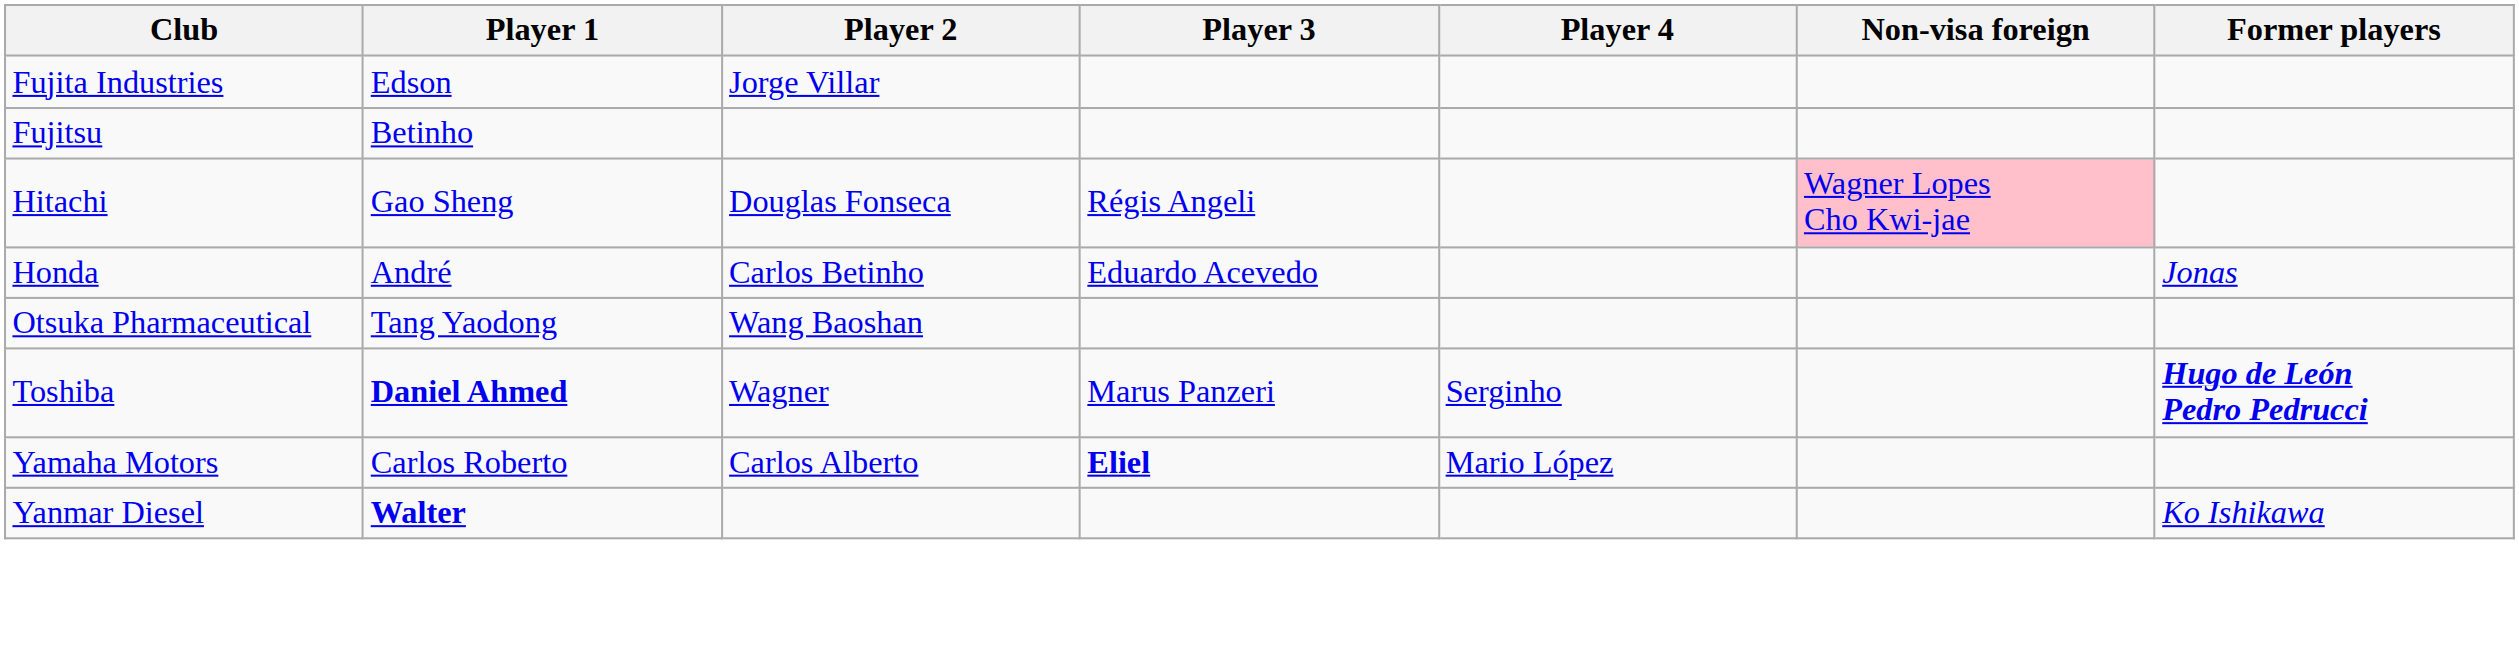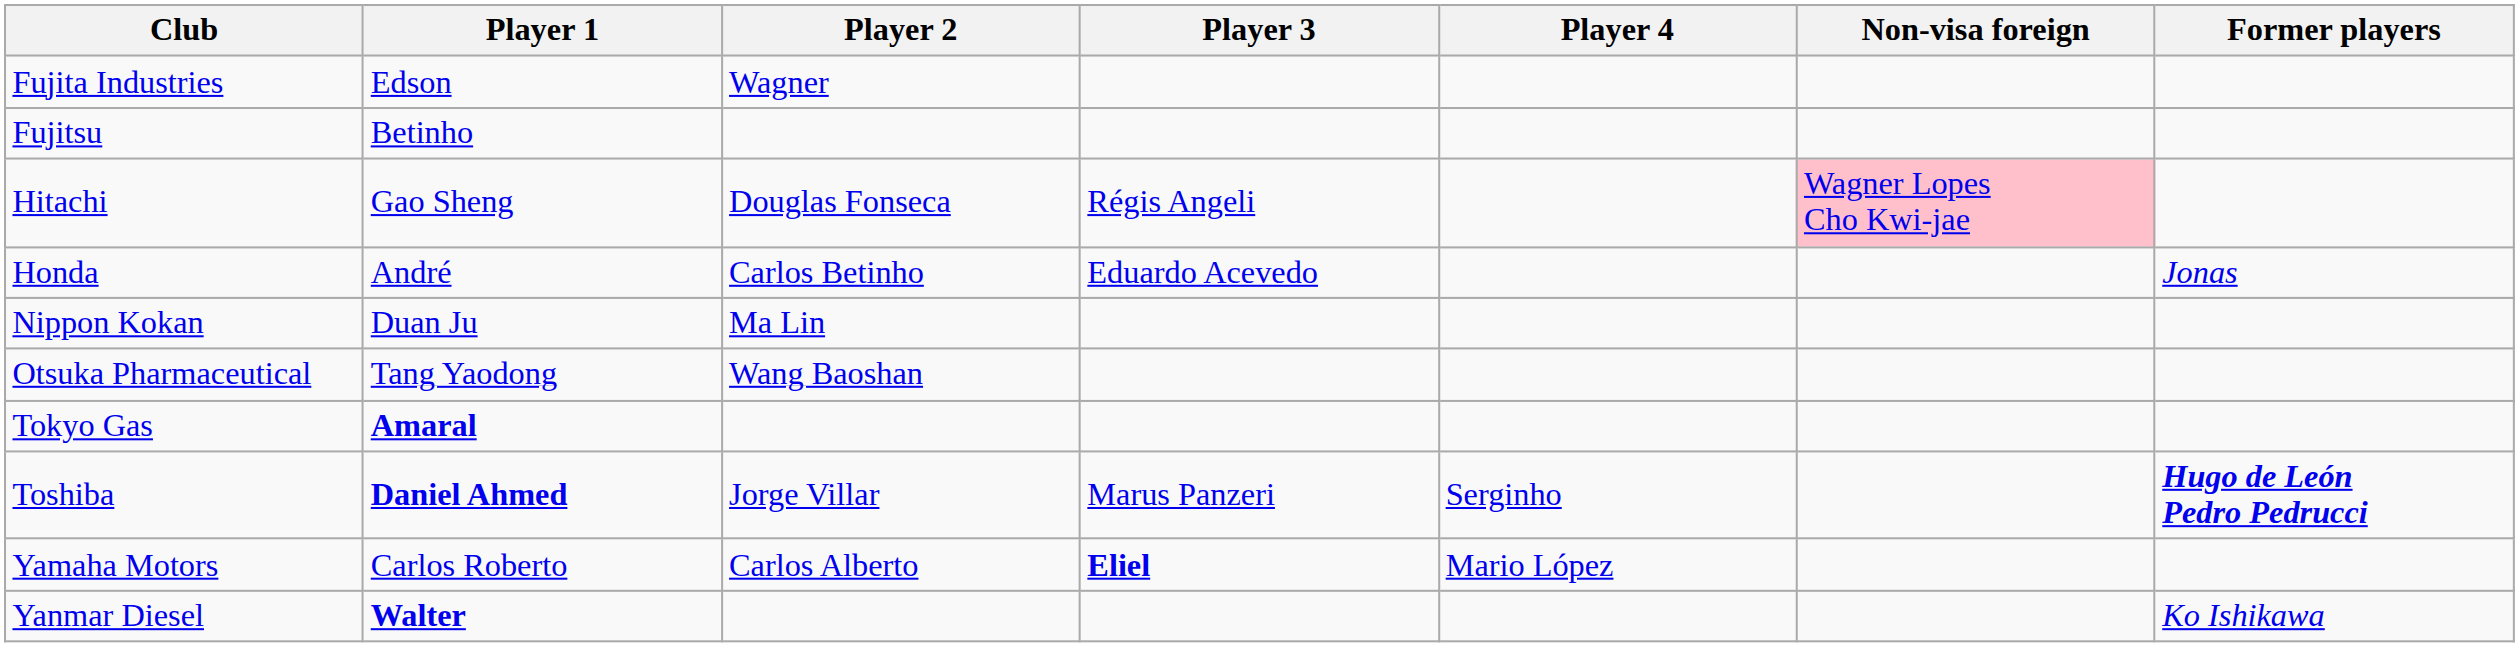(804, 81) Jorge Villar -> (779, 81) Wagner
+ row: (108, 322)
+ row: (83, 425)
(779, 392) Wagner -> (804, 494) Jorge Villar
